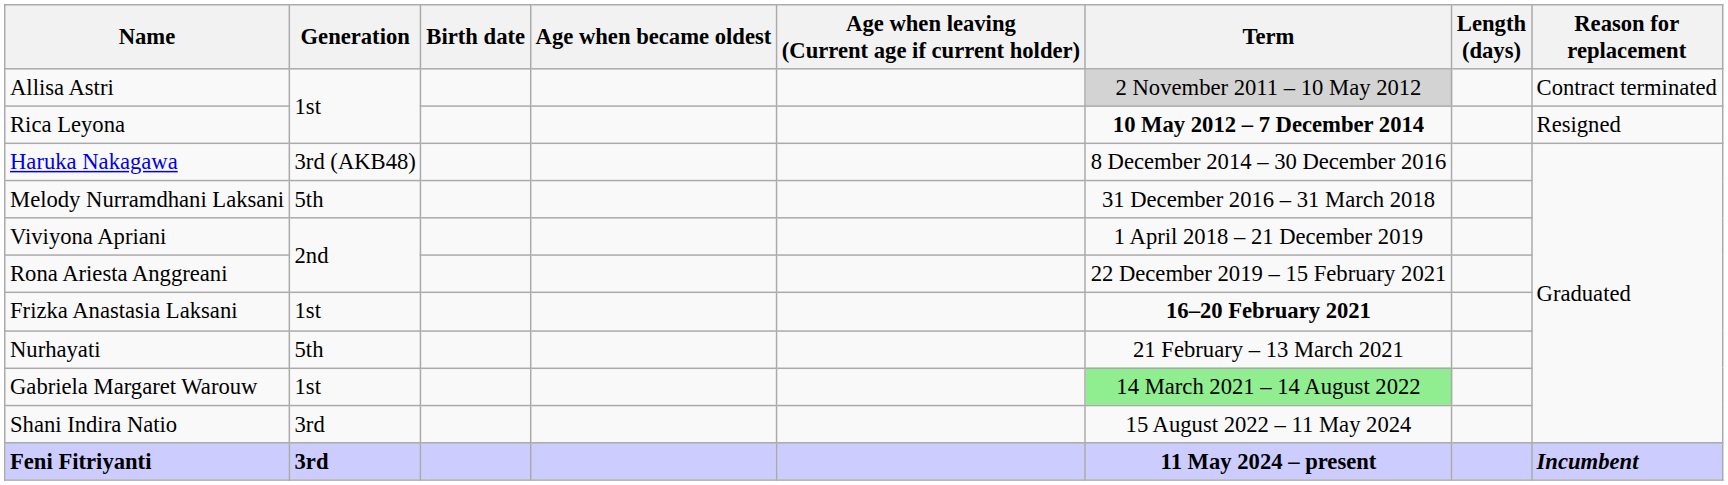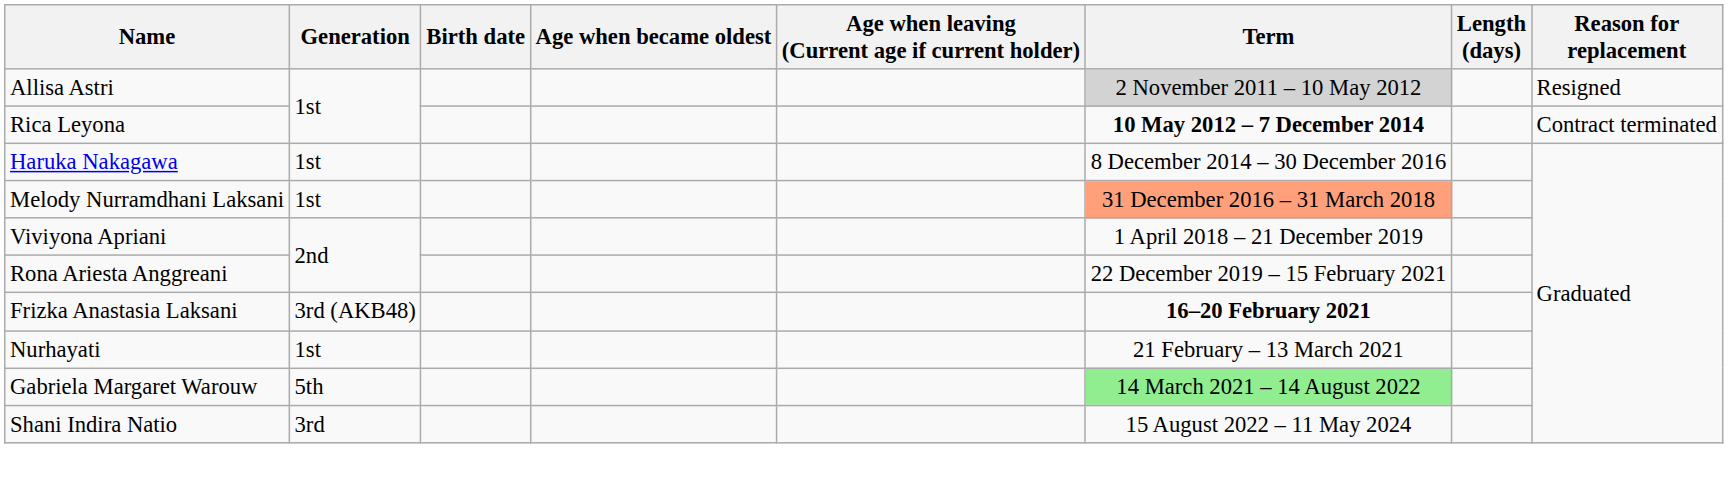(1627, 87) Contract terminated -> (1579, 87) Resigned
(1579, 124) Resigned -> (1627, 124) Contract terminated
(355, 162) 3rd (AKB48) -> (308, 162) 1st
(309, 199) 5th -> (308, 199) 1st
(1268, 199) no background -> (1268, 199) lightsalmon background
(308, 311) 1st -> (355, 311) 3rd (AKB48)
(309, 348) 5th -> (308, 348) 1st
(308, 386) 1st -> (309, 386) 5th
- row: (81, 460)
